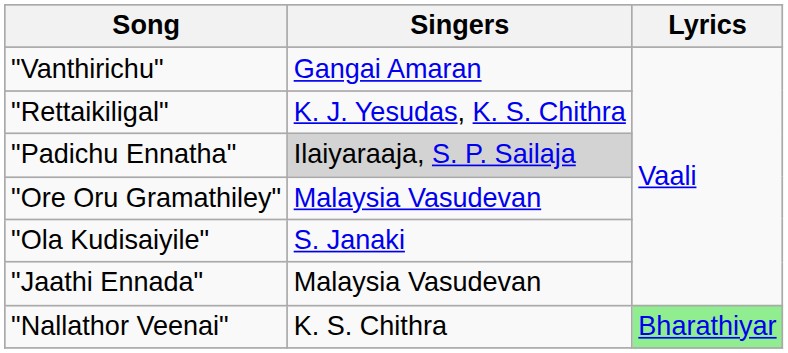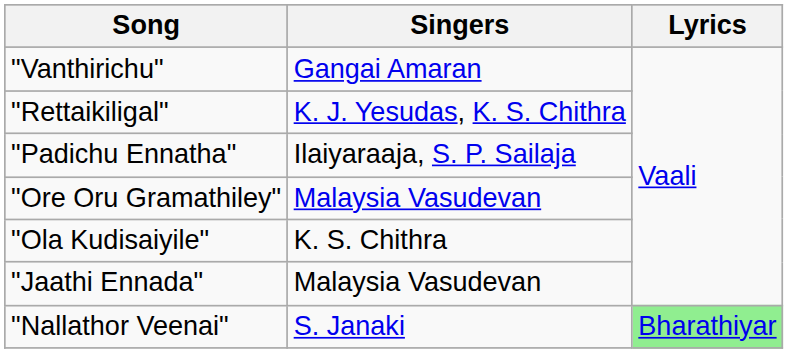(435, 154) lightgrey background -> (435, 154) no background
(349, 240) S. Janaki -> (370, 240) K. S. Chithra
(370, 326) K. S. Chithra -> (349, 326) S. Janaki
